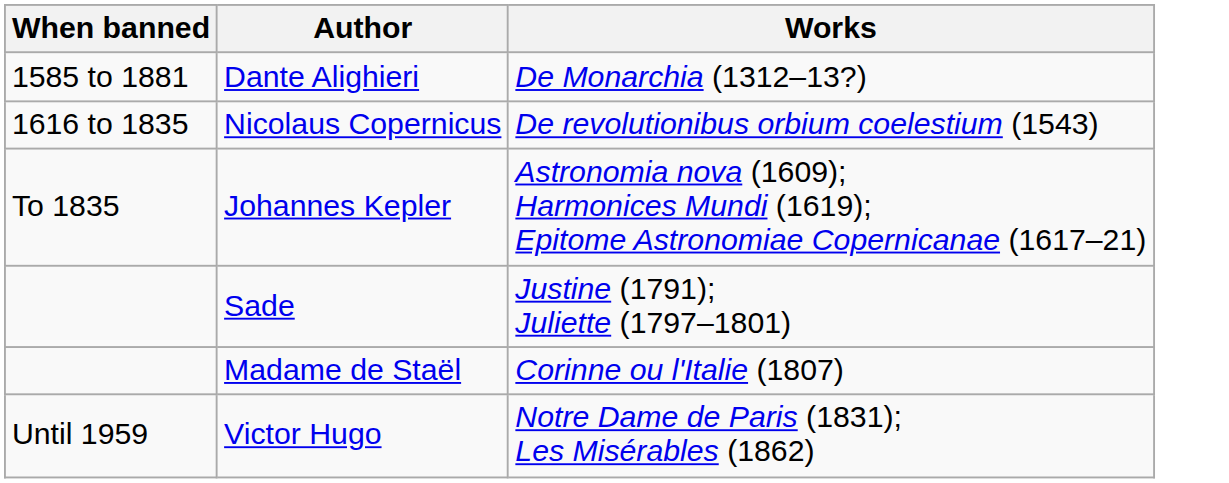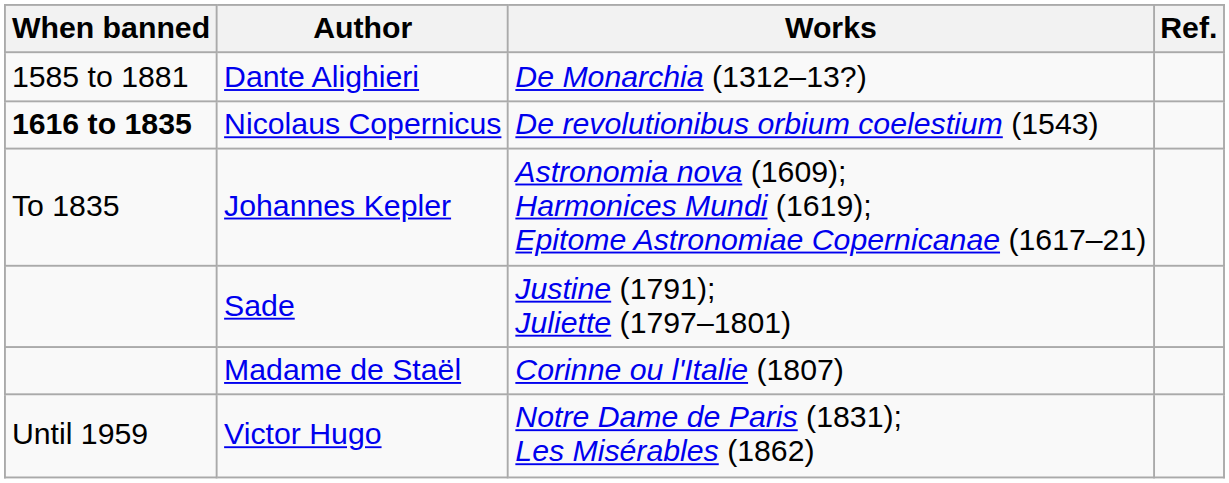+ column: (1189, 28)
(100, 124) normal -> (102, 124) bold
